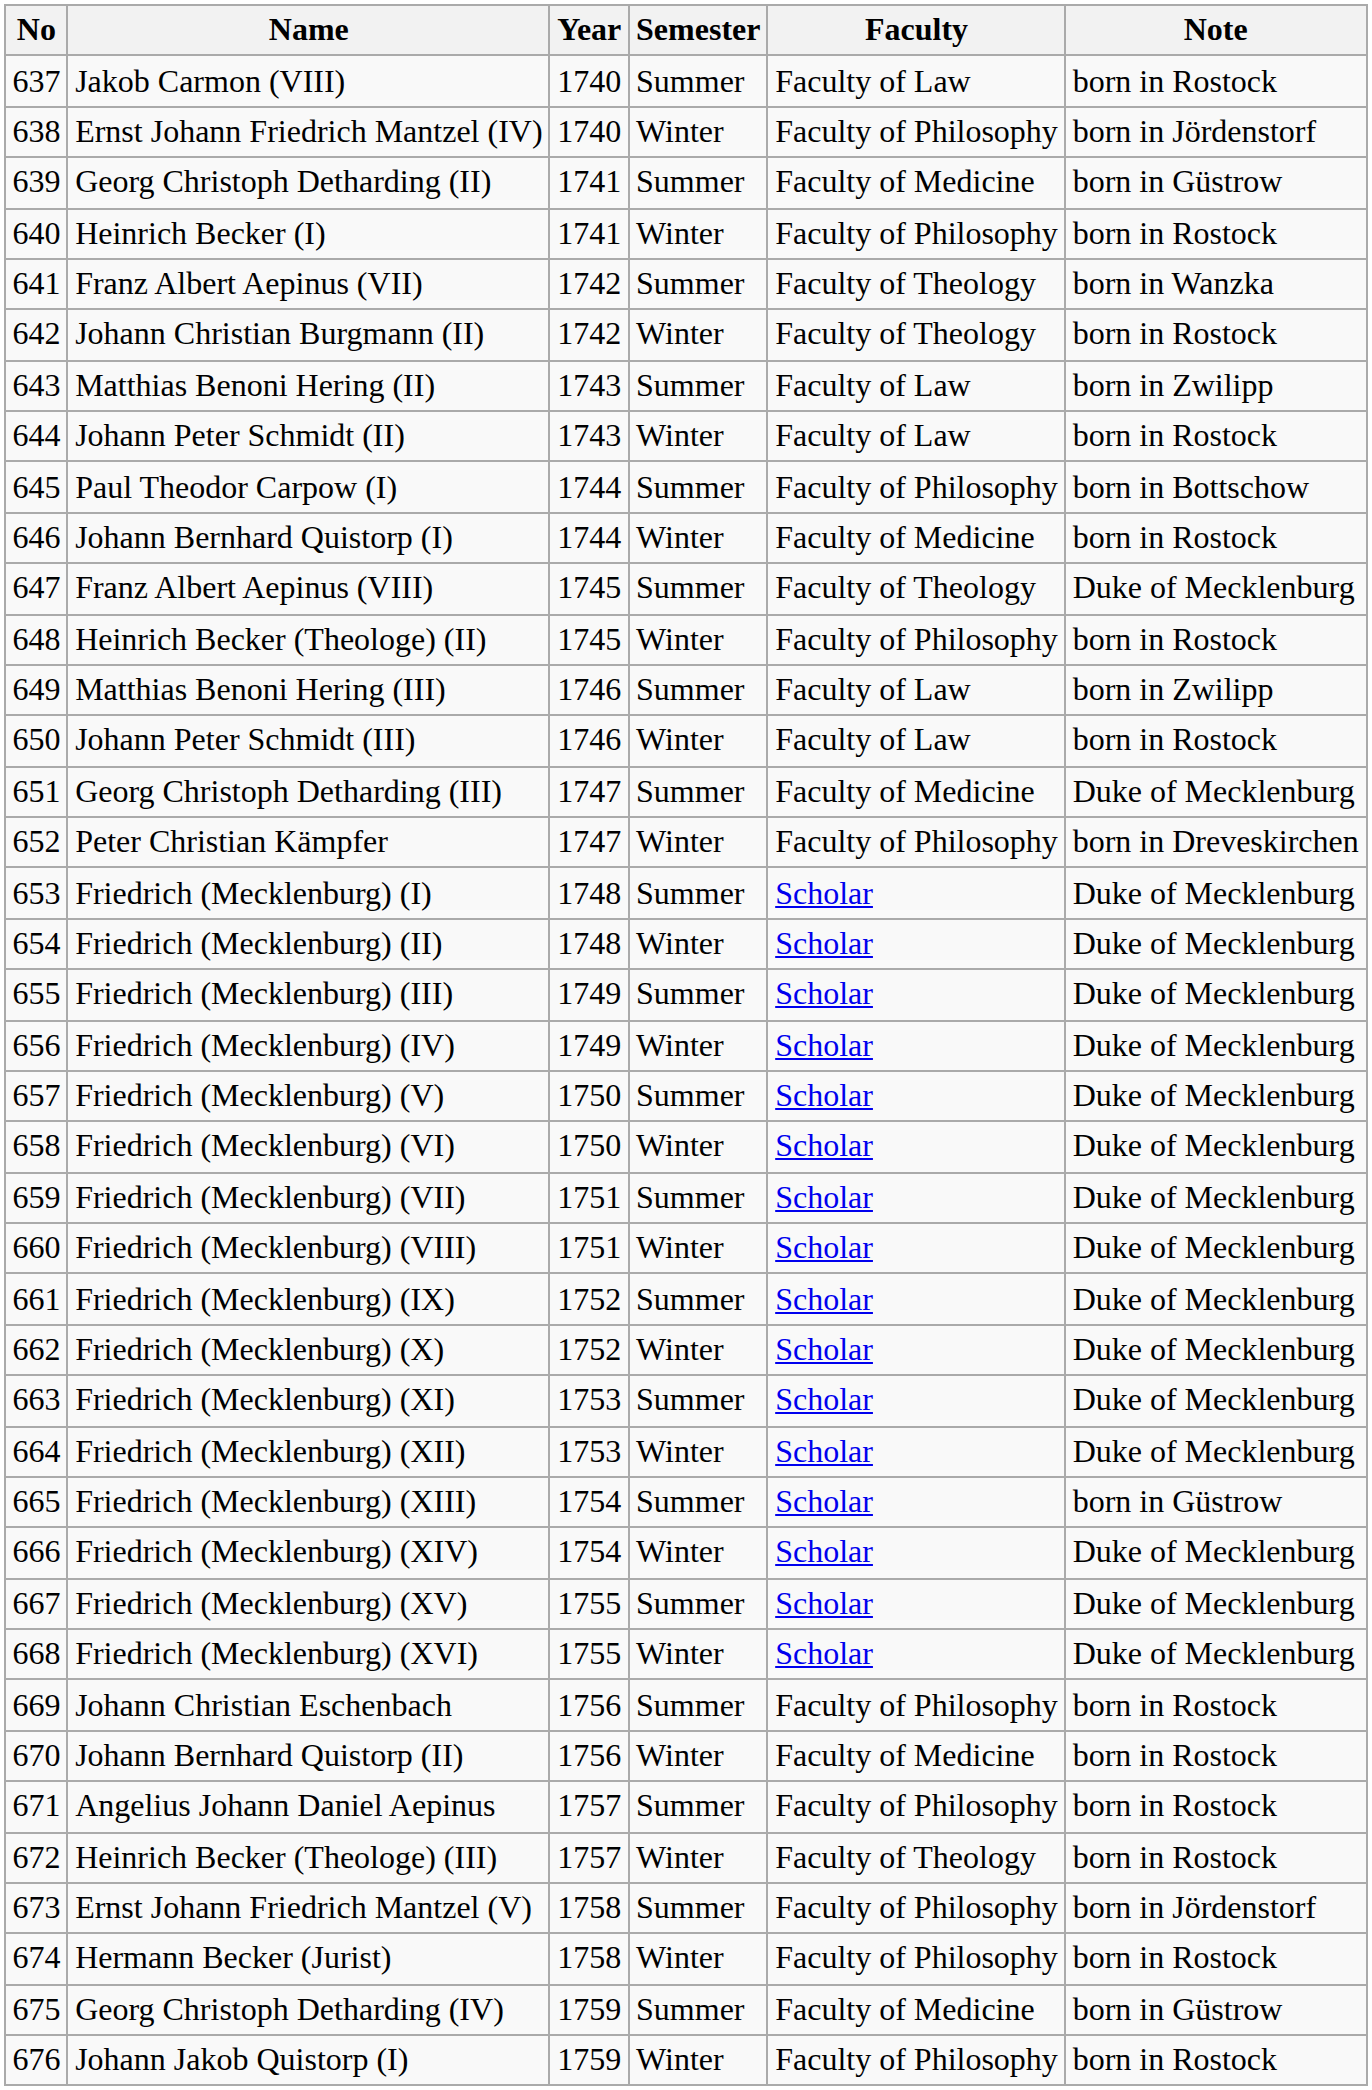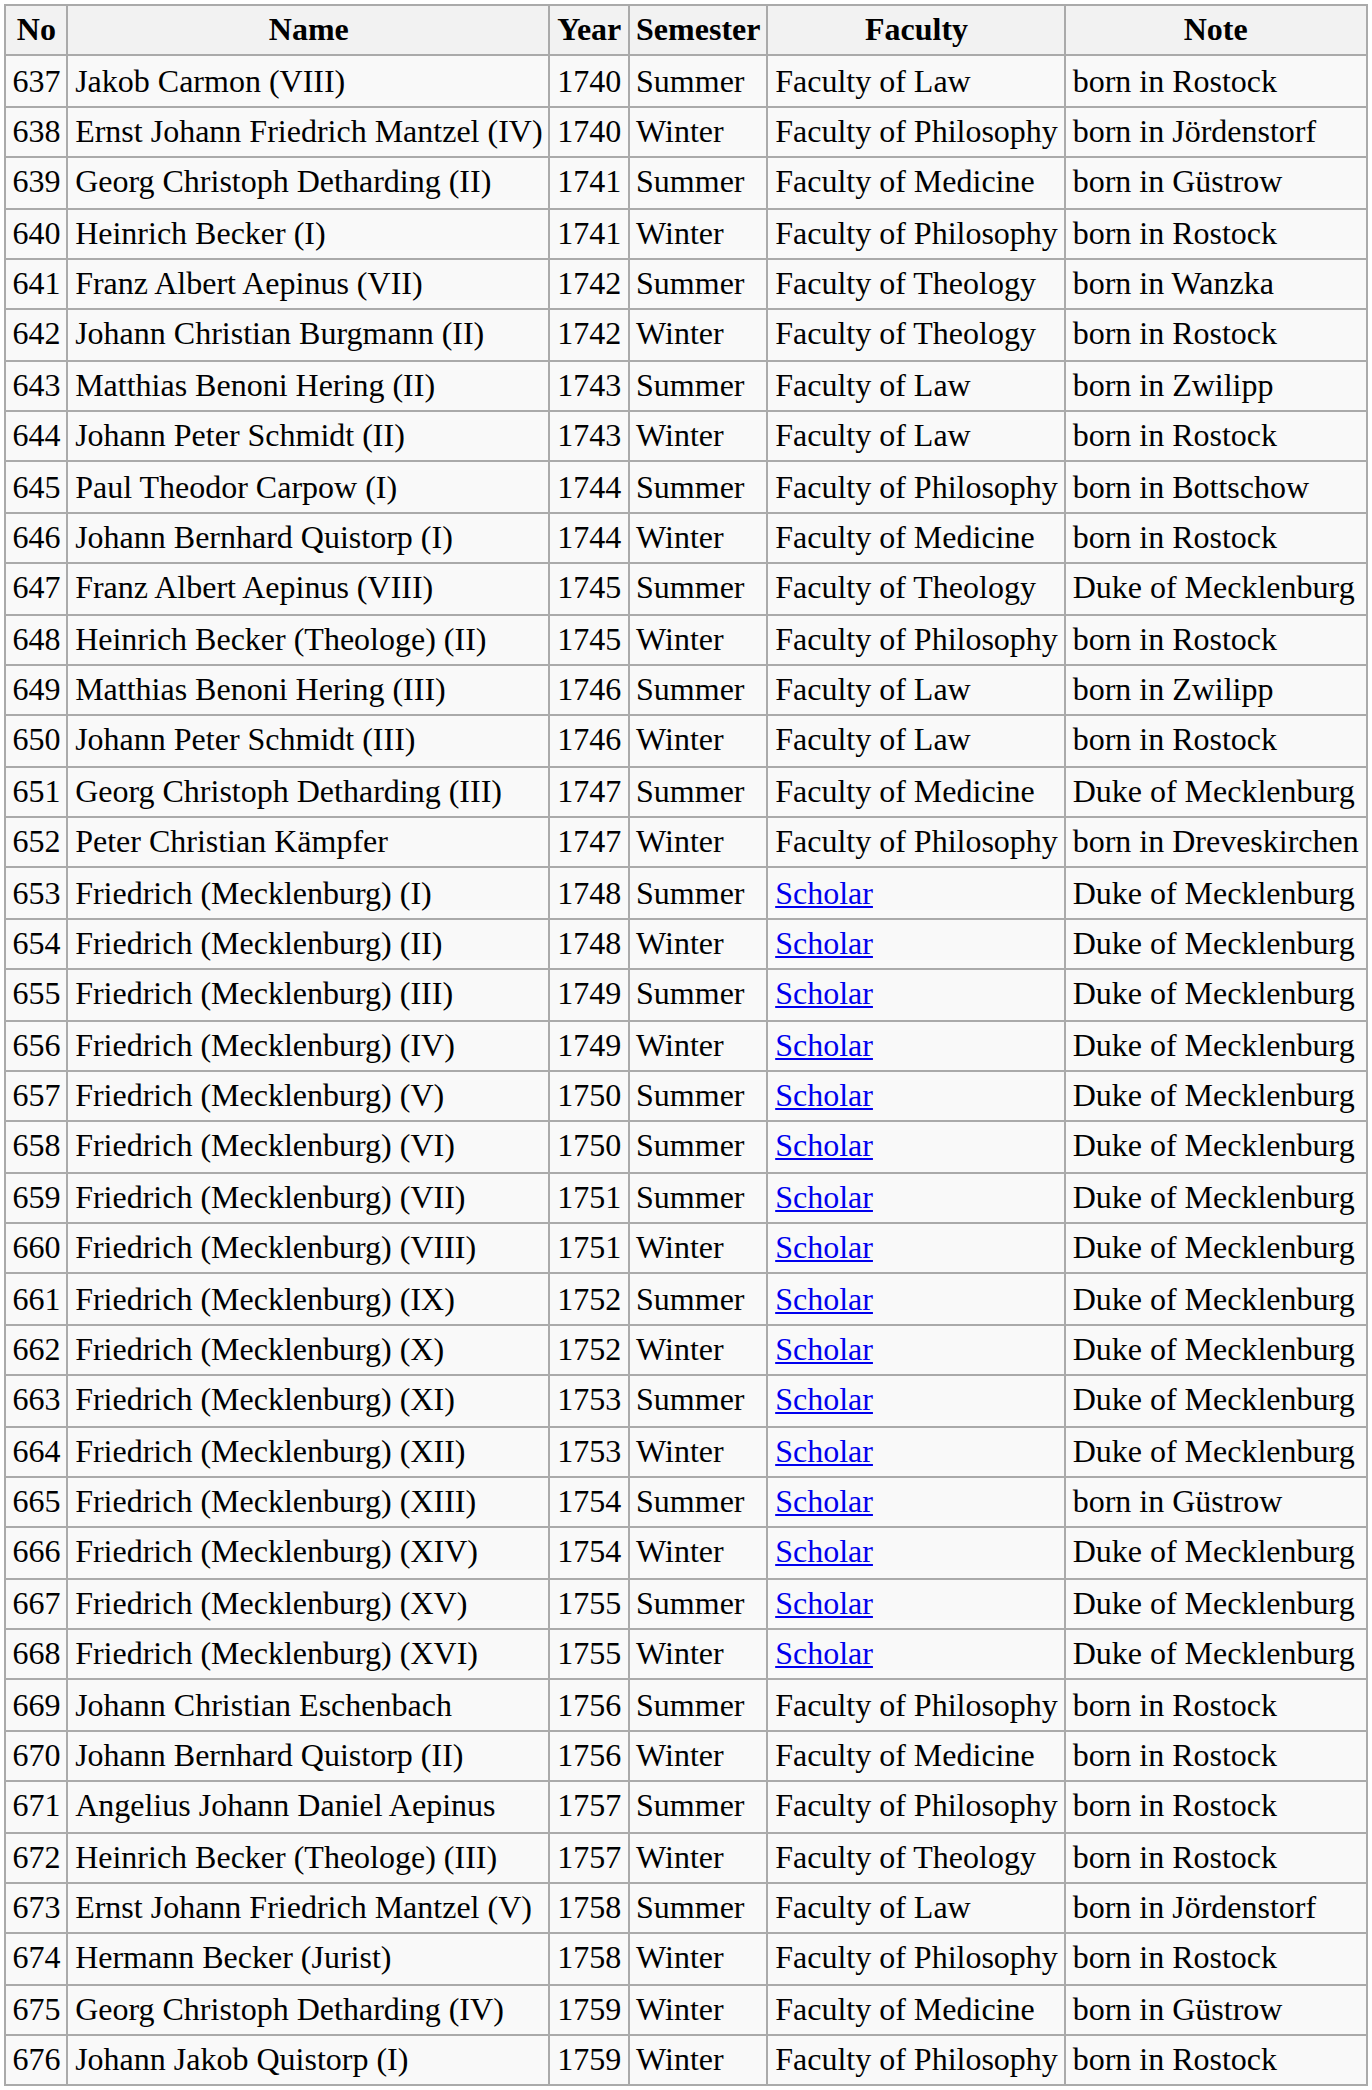(680, 1146) Winter -> (690, 1146) Summer
(917, 1907) Faculty of Philosophy -> (873, 1907) Faculty of Law
(690, 2009) Summer -> (680, 2009) Winter
